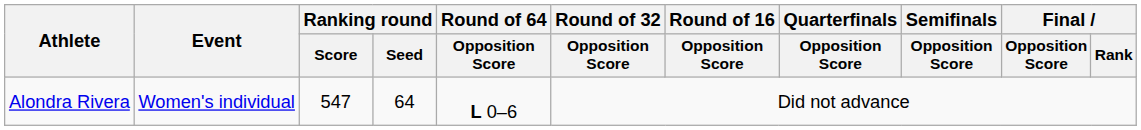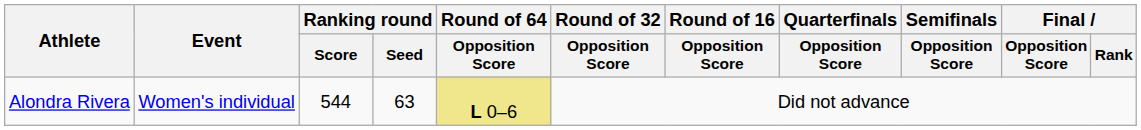(336, 102) 547 -> (336, 102) 544
(405, 102) 64 -> (405, 102) 63
(494, 112) no background -> (494, 112) khaki background
